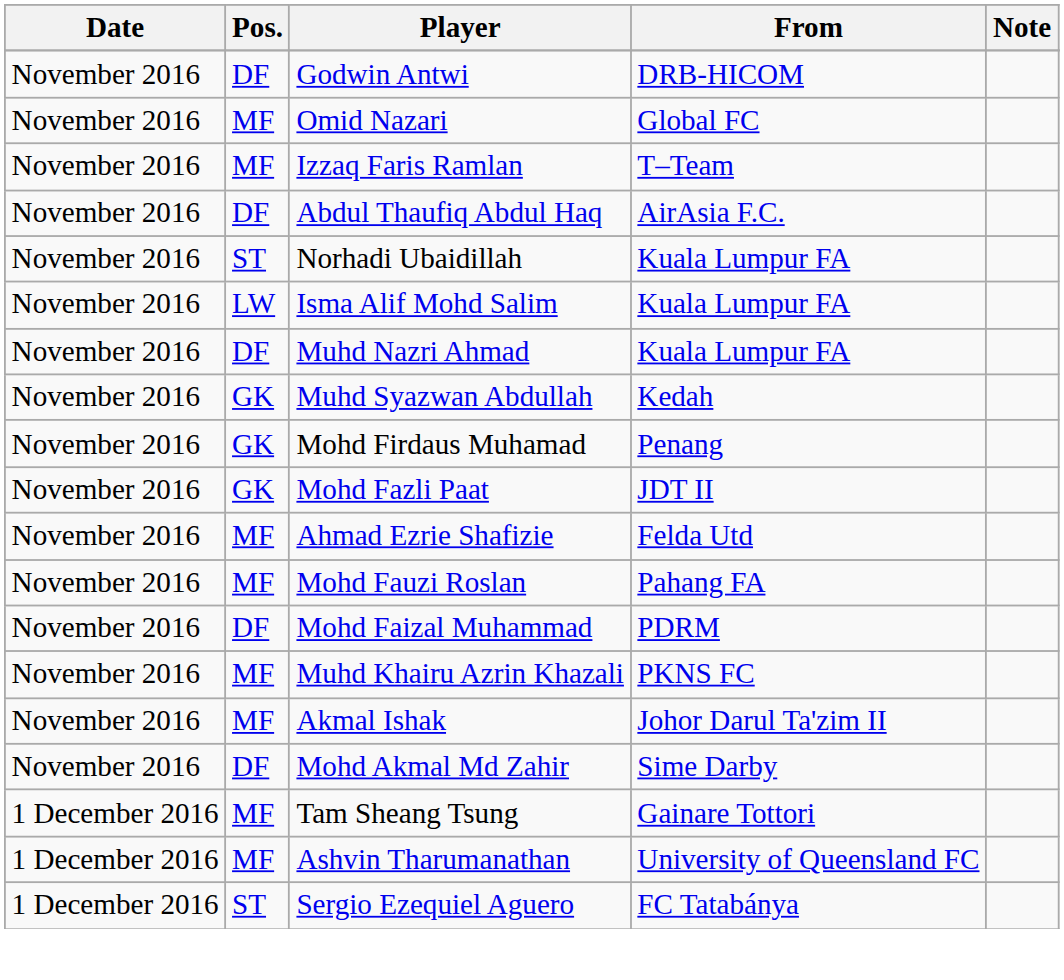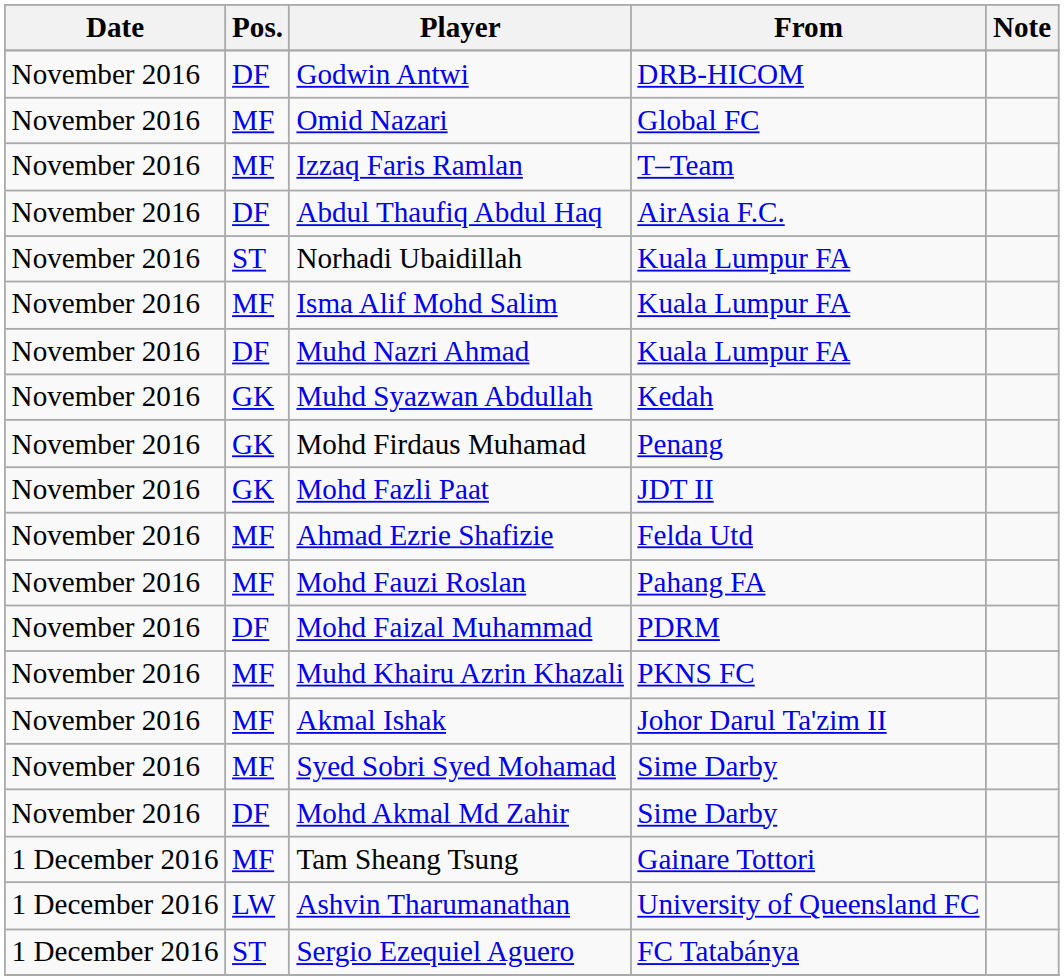(254, 304) LW -> (253, 304) MF
+ row: (456, 766)
(253, 858) MF -> (254, 905) LW
